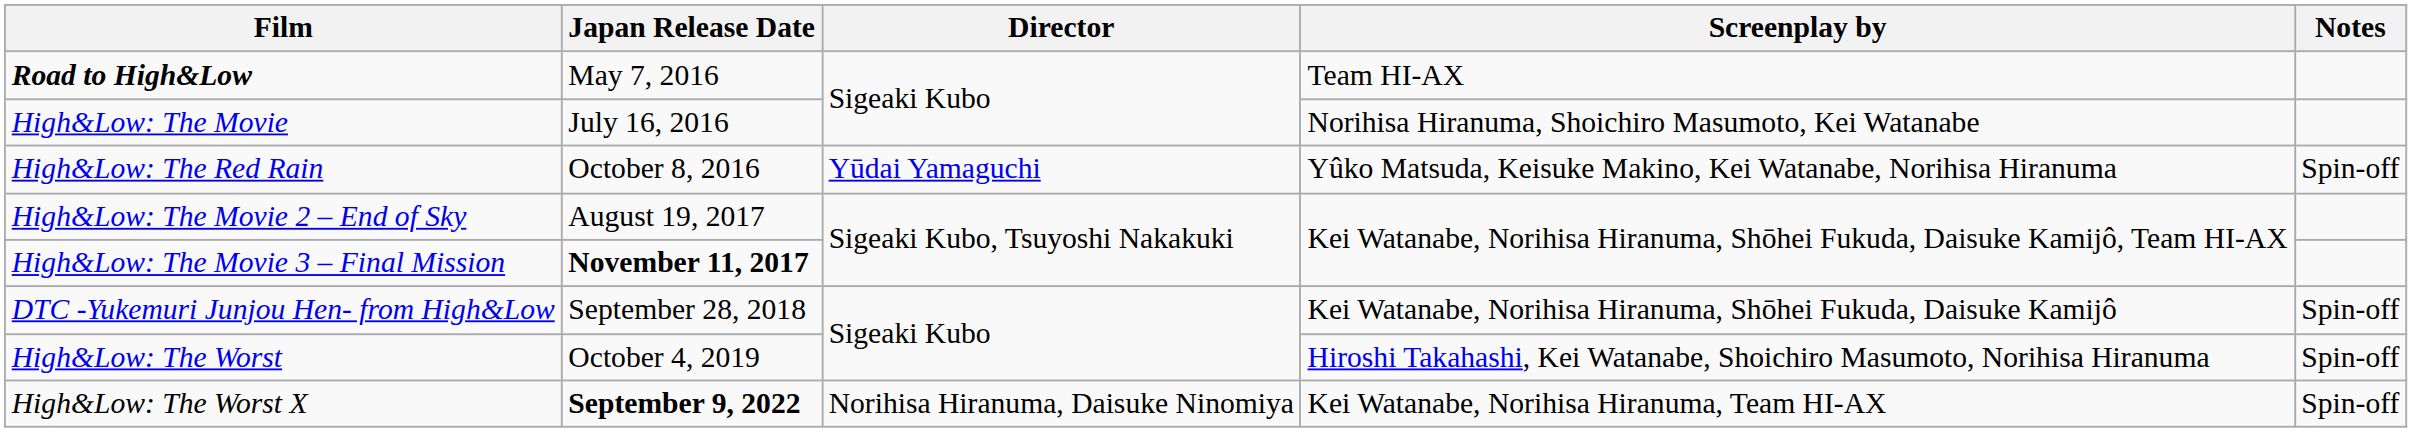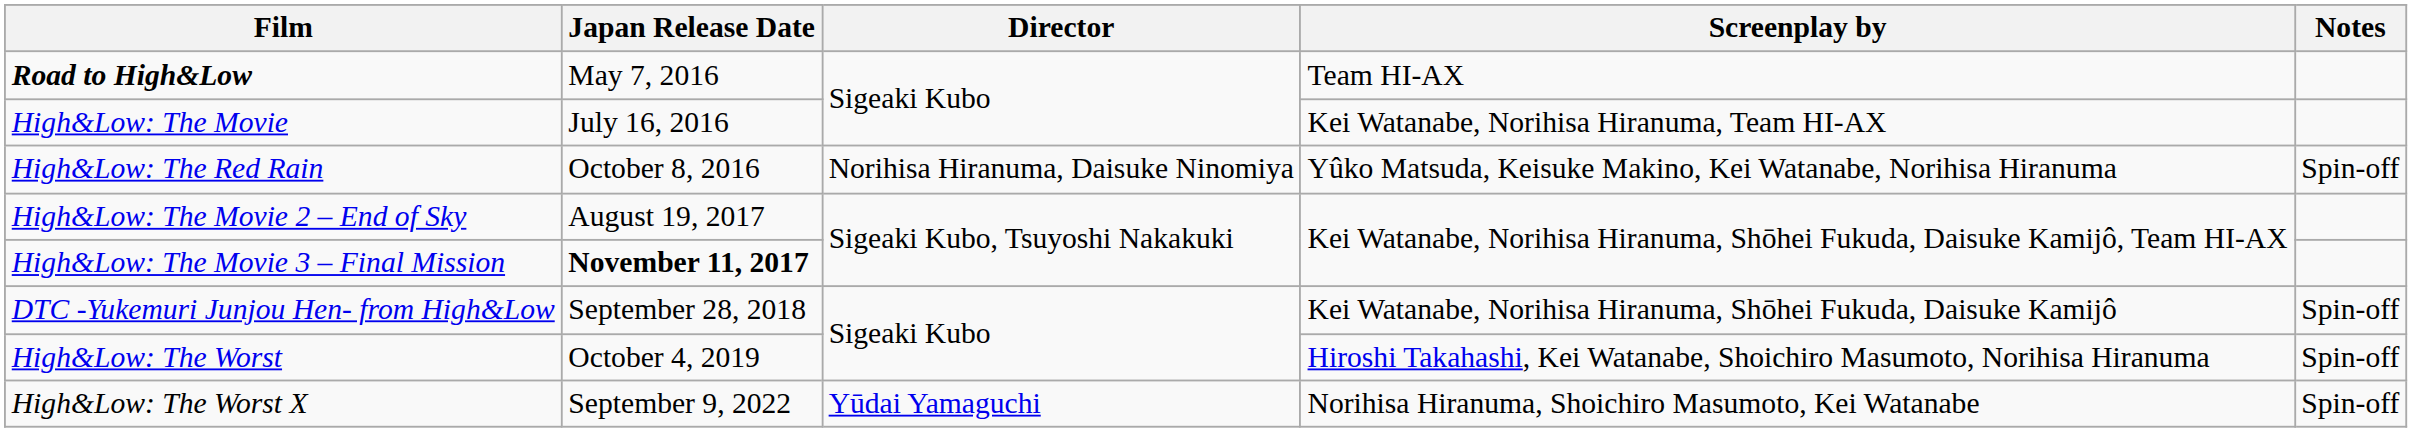(1644, 121) Norihisa Hiranuma, Shoichiro Masumoto, Kei Watanabe -> (1597, 121) Kei Watanabe, Norihisa Hiranuma, Team HI-AX
(935, 168) Yūdai Yamaguchi -> (1061, 168) Norihisa Hiranuma, Daisuke Ninomiya
(684, 403) bold -> (680, 403) normal
(1061, 403) Norihisa Hiranuma, Daisuke Ninomiya -> (935, 403) Yūdai Yamaguchi
(1597, 403) Kei Watanabe, Norihisa Hiranuma, Team HI-AX -> (1644, 403) Norihisa Hiranuma, Shoichiro Masumoto, Kei Watanabe
